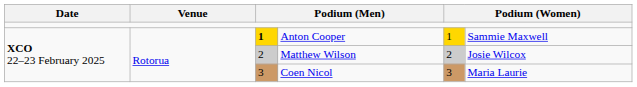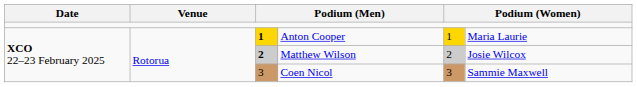(508, 36) Sammie Maxwell -> (497, 36) Maria Laurie
(261, 54) normal -> (261, 54) bold
(497, 72) Maria Laurie -> (508, 72) Sammie Maxwell
